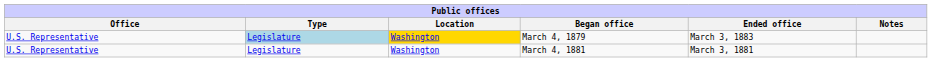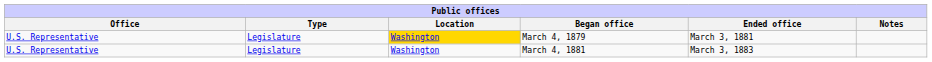(274, 37) lightblue background -> (274, 37) no background
(722, 37) March 3, 1883 -> (722, 37) March 3, 1881
(722, 50) March 3, 1881 -> (722, 50) March 3, 1883
